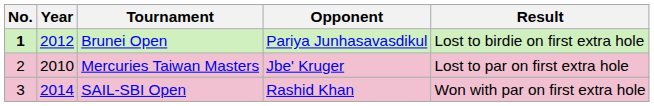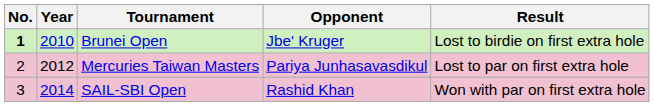(57, 41) 2012 -> (57, 41) 2010
(347, 41) Pariya Junhasavasdikul -> (305, 41) Jbe' Kruger
(57, 65) 2010 -> (57, 65) 2012
(305, 65) Jbe' Kruger -> (347, 65) Pariya Junhasavasdikul
